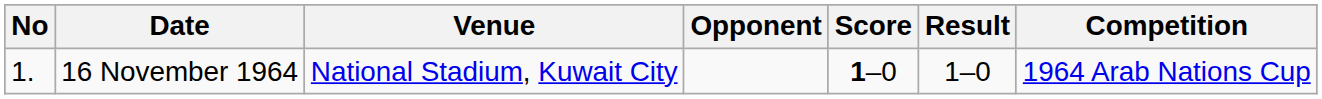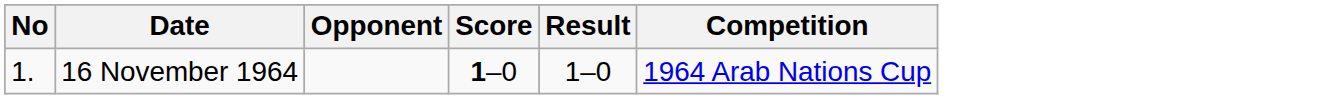- column: (494, 26)
